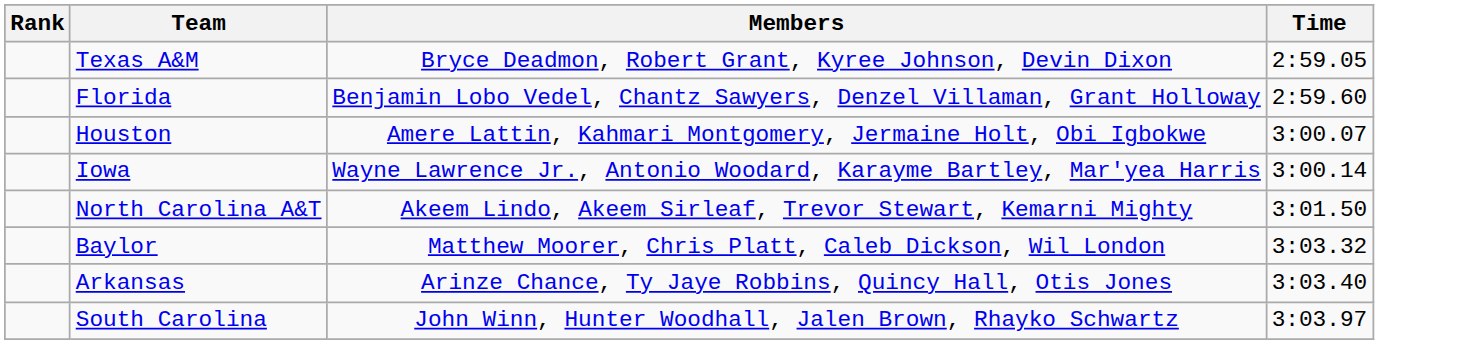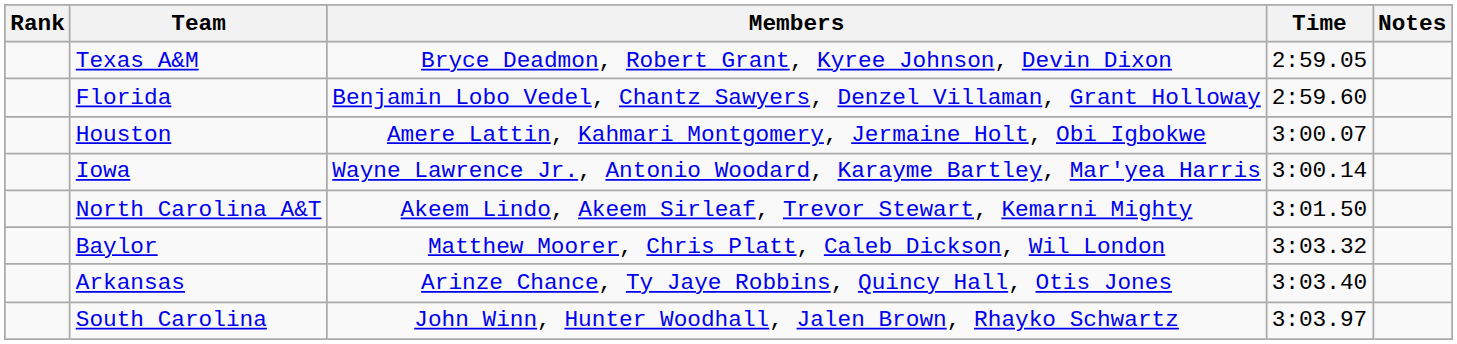+ column: (1412, 23)
